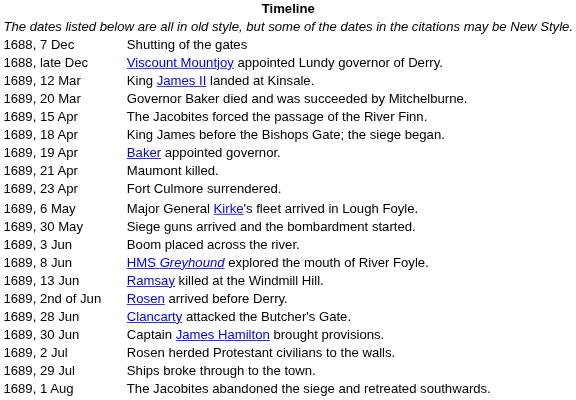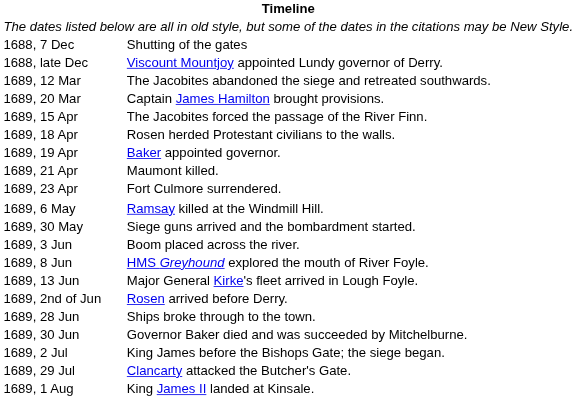(221, 81) King James II landed at Kinsale. -> (309, 81) The Jacobites abandoned the siege and retreated southwards.
(297, 99) Governor Baker died and was succeeded by Mitchelburne. -> (256, 99) Captain James Hamilton brought provisions.
(286, 135) King James before the Bishops Gate; the siege began. -> (261, 135) Rosen herded Protestant civilians to the walls.
(272, 209) Major General Kirke's fleet arrived in Lough Foyle. -> (225, 209) Ramsay killed at the Windmill Hill.
(225, 281) Ramsay killed at the Windmill Hill. -> (272, 281) Major General Kirke's fleet arrived in Lough Foyle.
(239, 317) Clancarty attacked the Butcher's Gate. -> (221, 317) Ships broke through to the town.
(256, 335) Captain James Hamilton brought provisions. -> (297, 335) Governor Baker died and was succeeded by Mitchelburne.
(261, 353) Rosen herded Protestant civilians to the walls. -> (286, 353) King James before the Bishops Gate; the siege began.
(221, 371) Ships broke through to the town. -> (239, 371) Clancarty attacked the Butcher's Gate.
(309, 389) The Jacobites abandoned the siege and retreated southwards. -> (221, 389) King James II landed at Kinsale.
